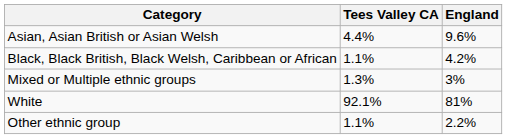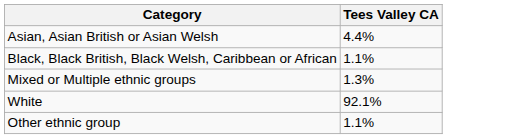- column: (472, 15)
